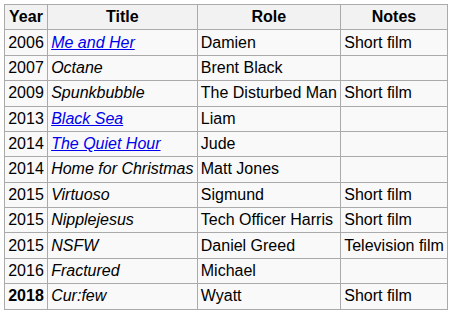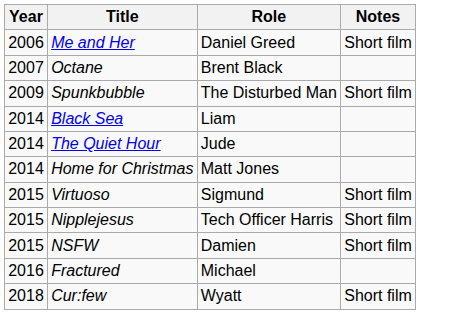(228, 42) Damien -> (248, 42) Daniel Greed
(26, 118) 2013 -> (26, 118) 2014
(248, 245) Daniel Greed -> (228, 245) Damien
(394, 245) Television film -> (378, 245) Short film
(26, 296) bold -> (26, 296) normal
